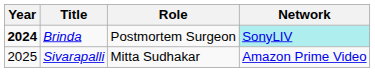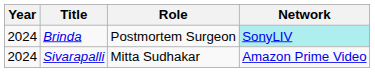(22, 36) bold -> (22, 36) normal
(22, 57) 2025 -> (22, 57) 2024
